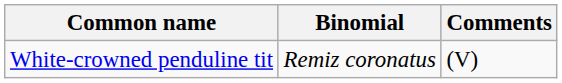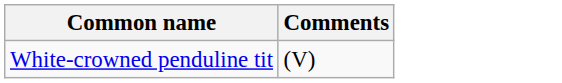- column: (360, 22)
